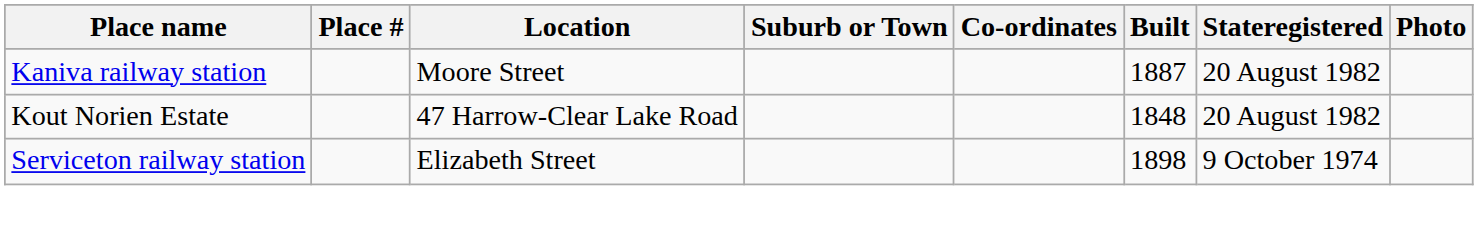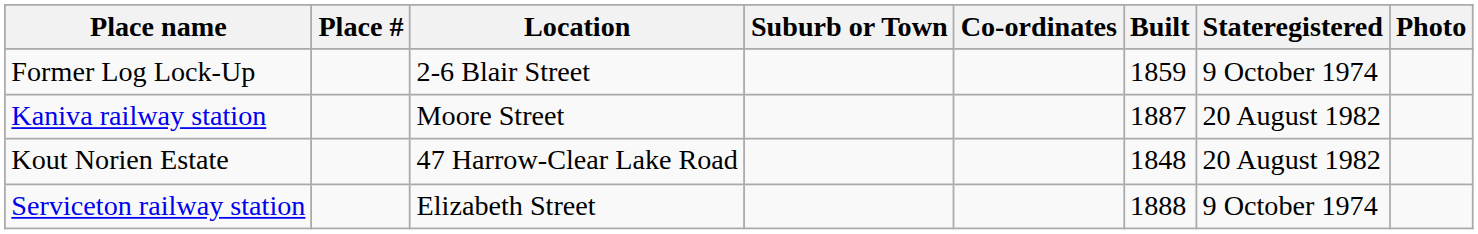+ row: (133, 71)
(1158, 160) 1898 -> (1158, 205) 1888
